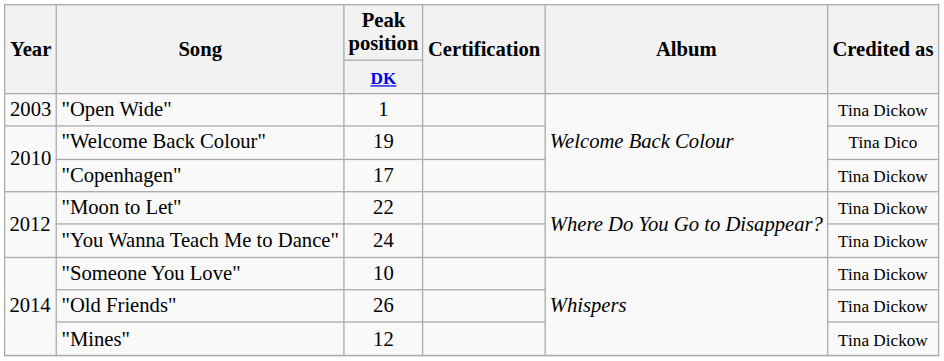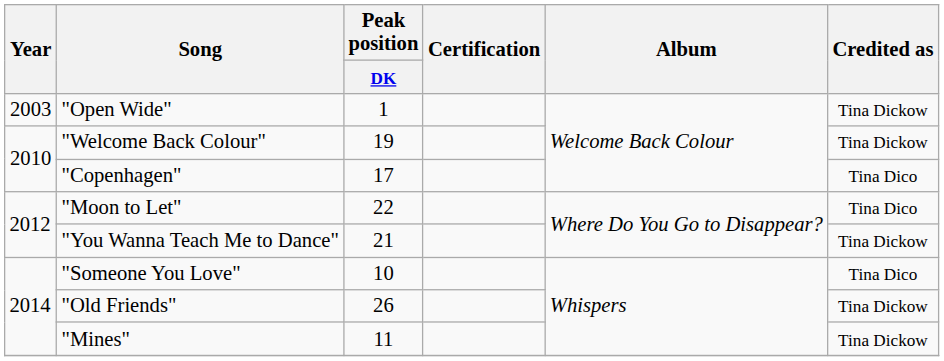(883, 143) Tina Dico -> (883, 143) Tina Dickow
(883, 176) Tina Dickow -> (883, 176) Tina Dico
(883, 209) Tina Dickow -> (883, 209) Tina Dico
(383, 240) 24 -> (383, 240) 21
(883, 274) Tina Dickow -> (883, 274) Tina Dico
(383, 338) 12 -> (383, 338) 11
